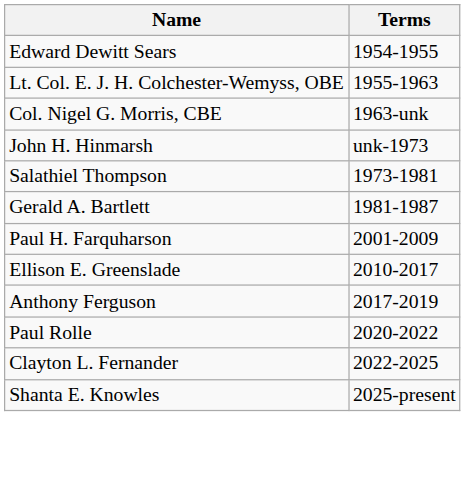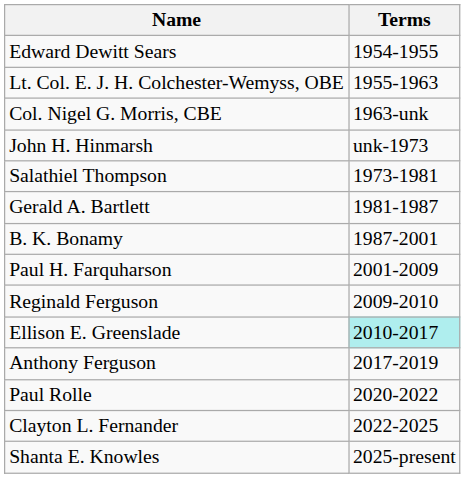+ row: (66, 238)
+ row: (84, 301)
(396, 269) no background -> (396, 332) paleturquoise background
